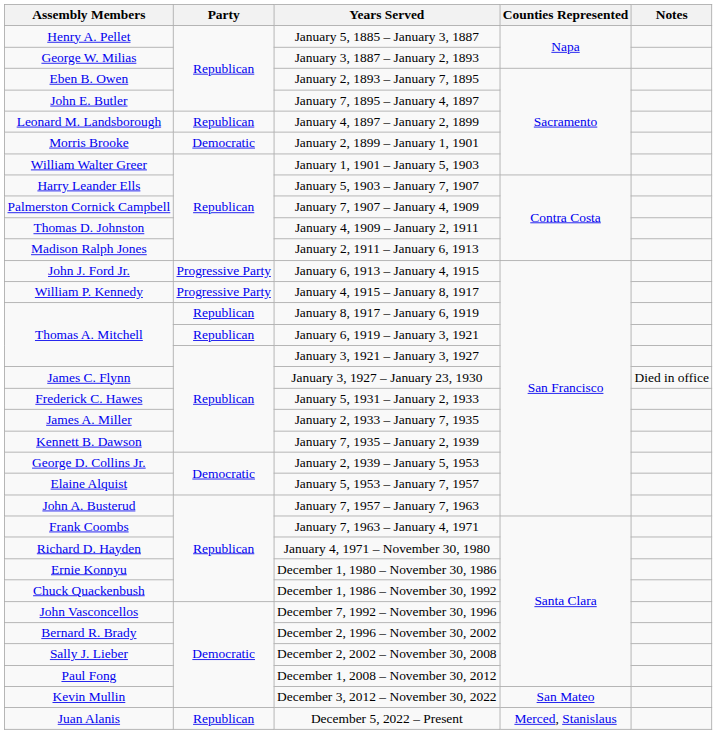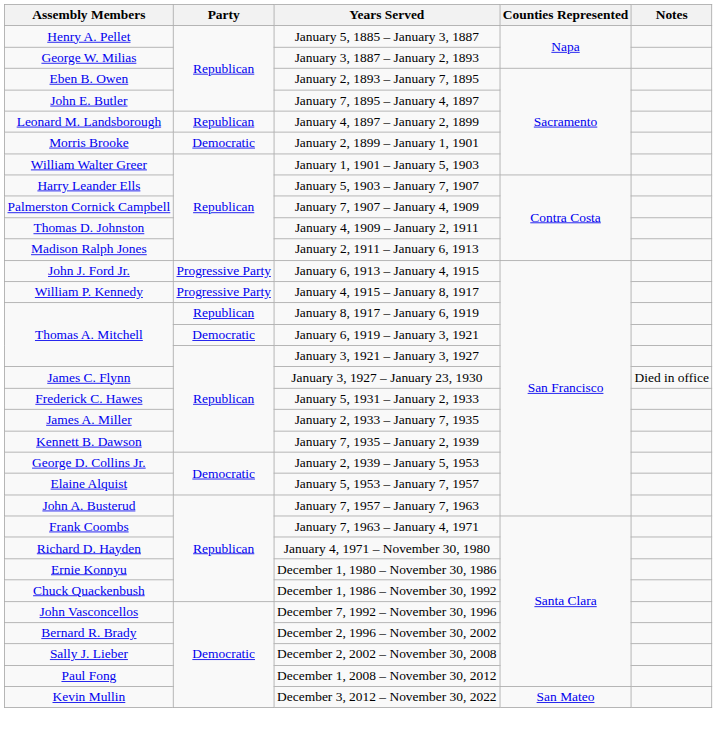(224, 334) Republican -> (224, 334) Democratic
- row: (387, 718)
